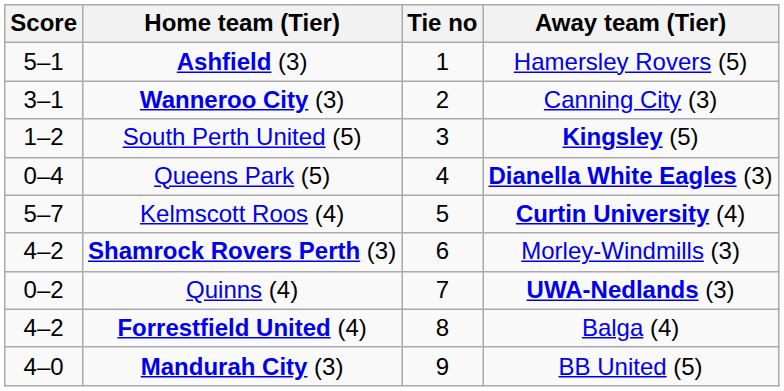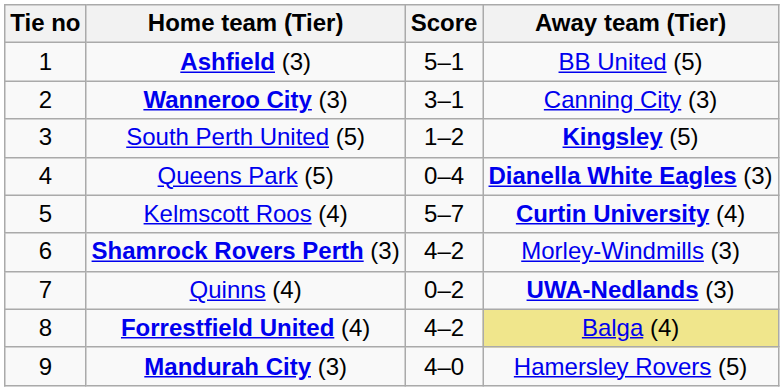columns swapped: (442, 23) <-> (44, 23)
(631, 61) Hamersley Rovers (5) -> (631, 61) BB United (5)
(631, 328) no background -> (631, 328) khaki background
(631, 366) BB United (5) -> (631, 366) Hamersley Rovers (5)
